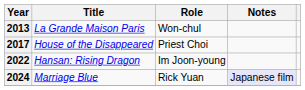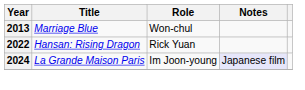(89, 28) La Grande Maison Paris -> (66, 28) Marriage Blue
- row: (18, 45)
(192, 61) Im Joon-young -> (172, 45) Rick Yuan
(66, 77) Marriage Blue -> (89, 61) La Grande Maison Paris
(181, 77) Rick Yuan -> (183, 61) Im Joon-young
